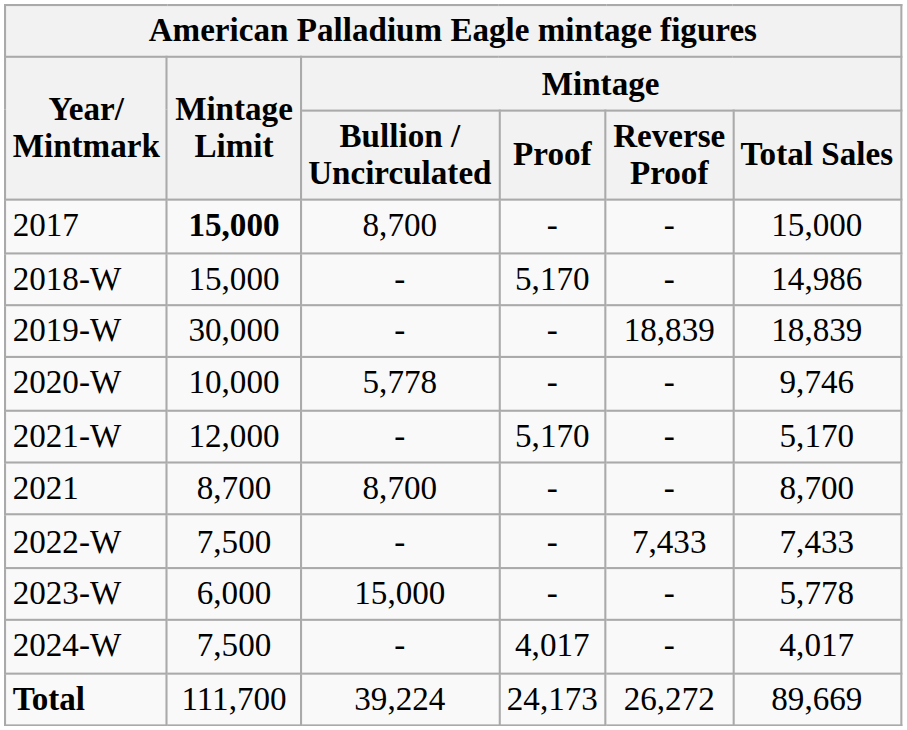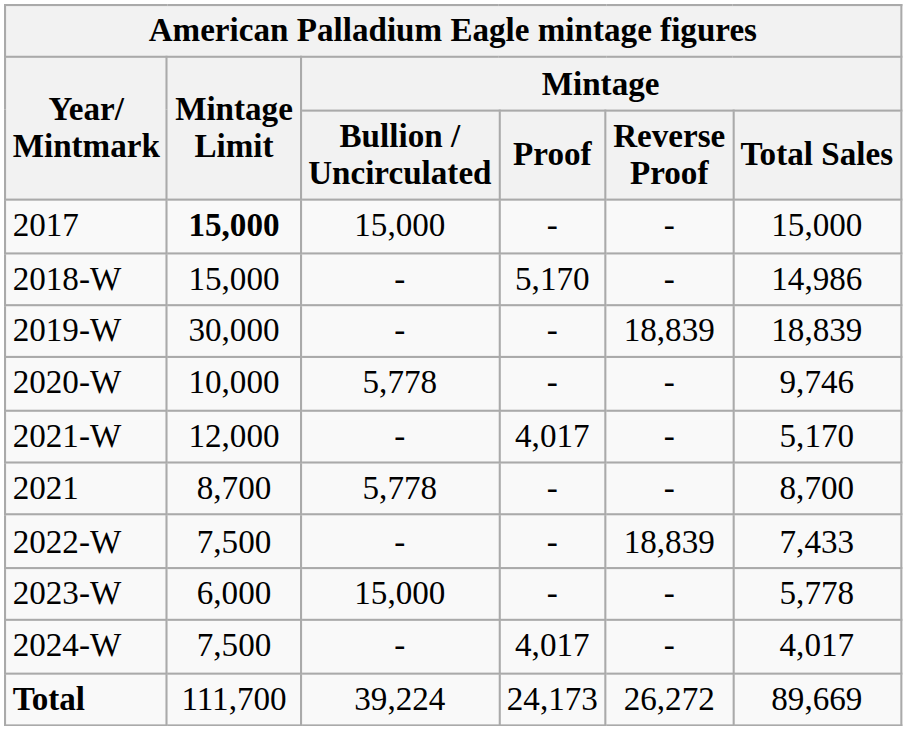(400, 225) 8,700 -> (400, 225) 15,000
(552, 435) 5,170 -> (552, 435) 4,017
(400, 488) 8,700 -> (400, 488) 5,778
(669, 540) 7,433 -> (669, 540) 18,839
